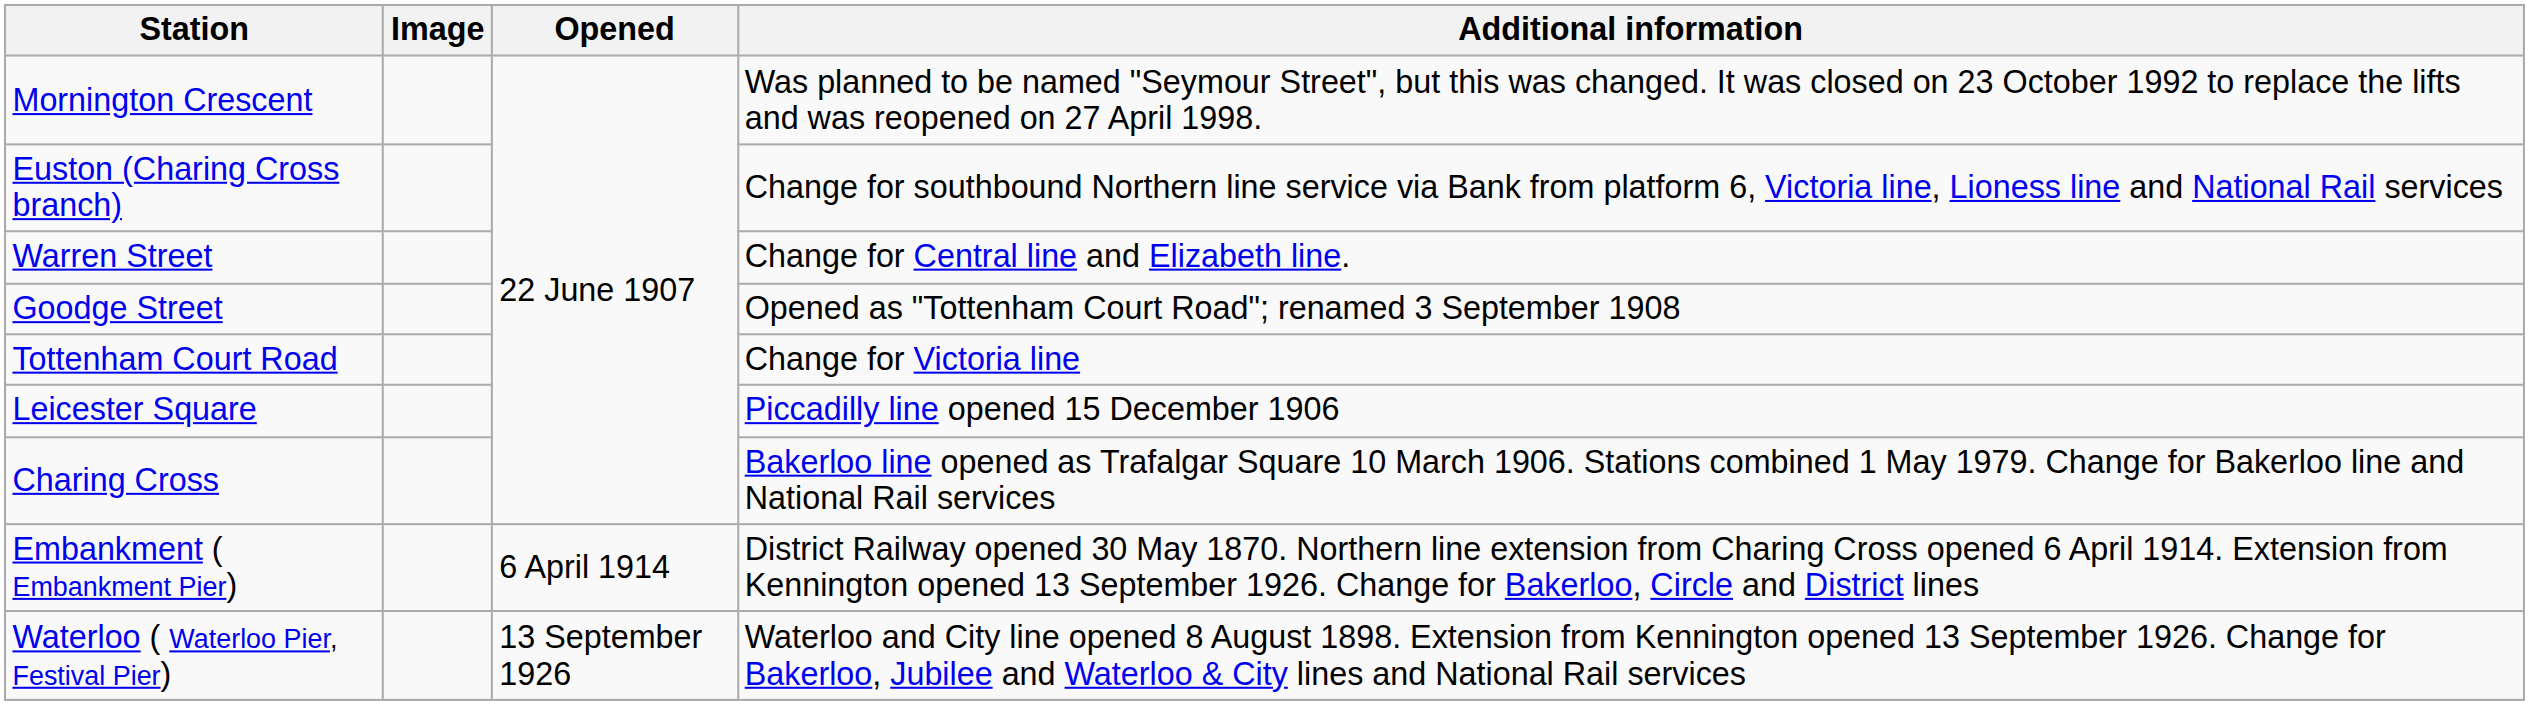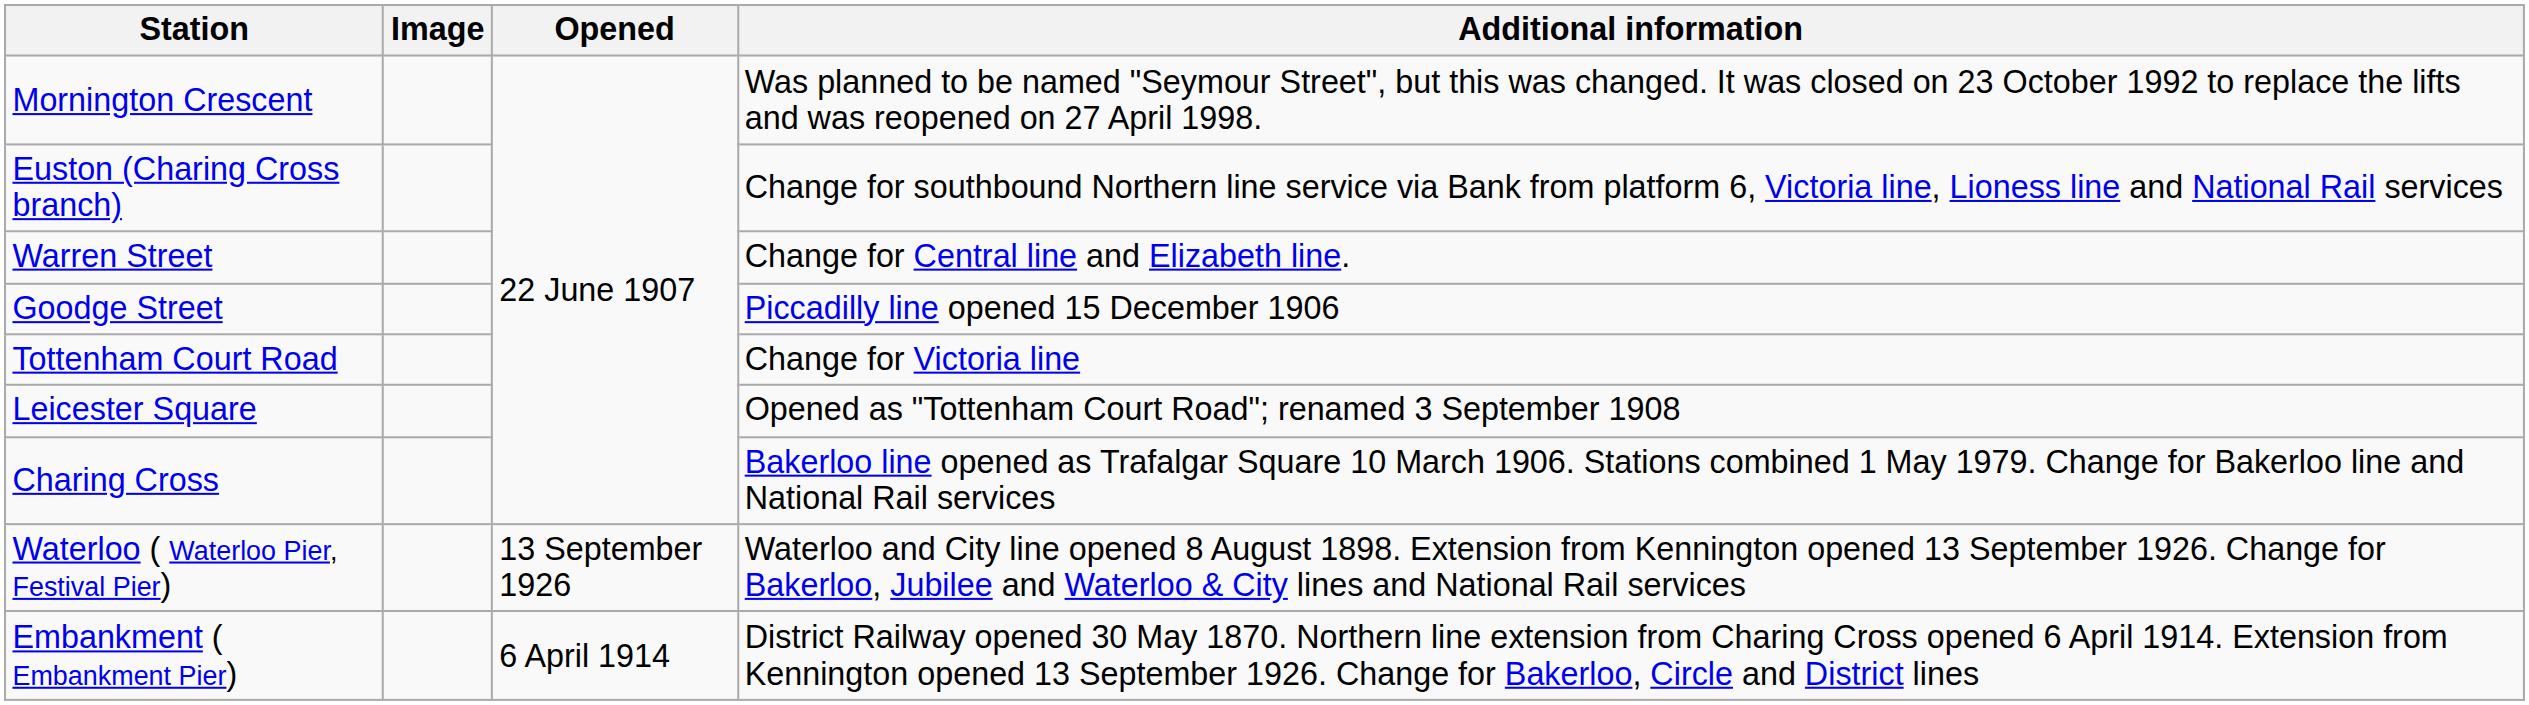(1213, 307) Opened as "Tottenham Court Road"; renamed 3 September 1908 -> (1042, 307) Piccadilly line opened 15 December 1906
(1042, 410) Piccadilly line opened 15 December 1906 -> (1213, 410) Opened as "Tottenham Court Road"; renamed 3 September 1908
rows swapped: (125, 567) <-> (175, 655)
